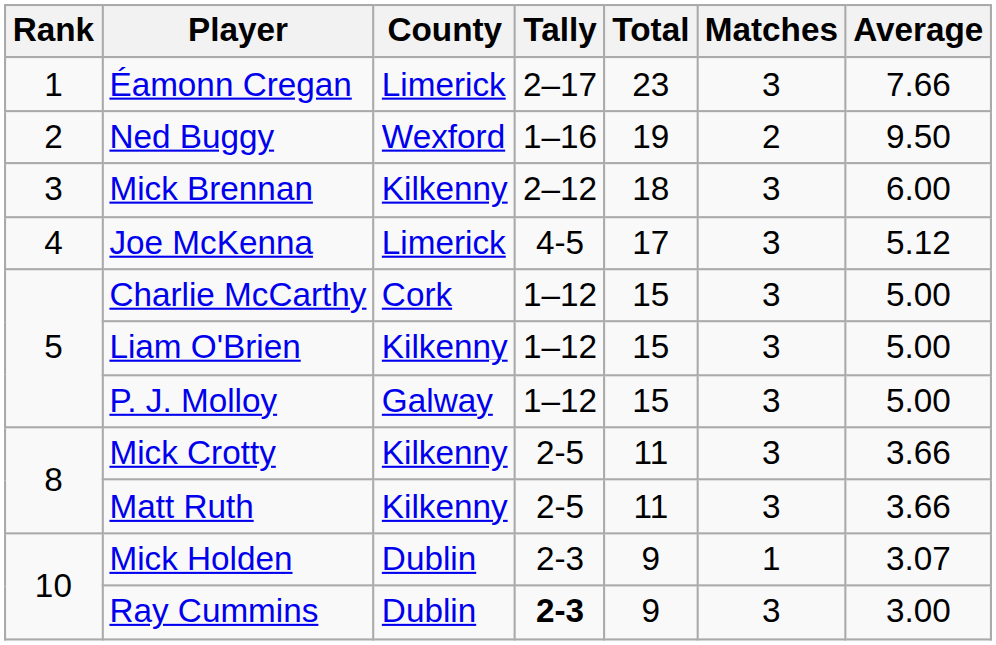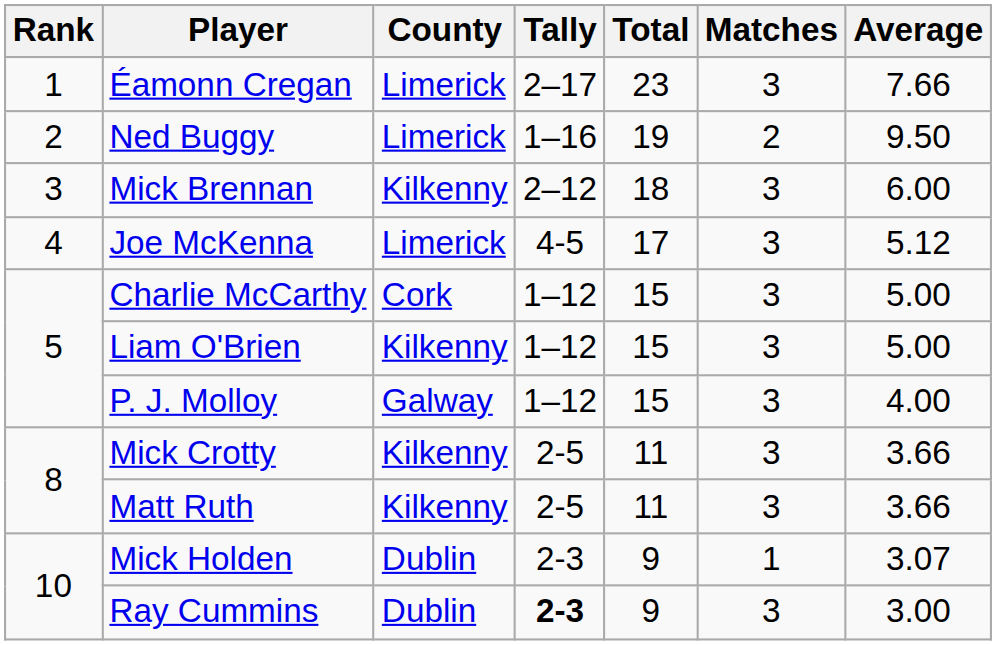(443, 136) Wexford -> (444, 136) Limerick
(918, 400) 5.00 -> (918, 400) 4.00
